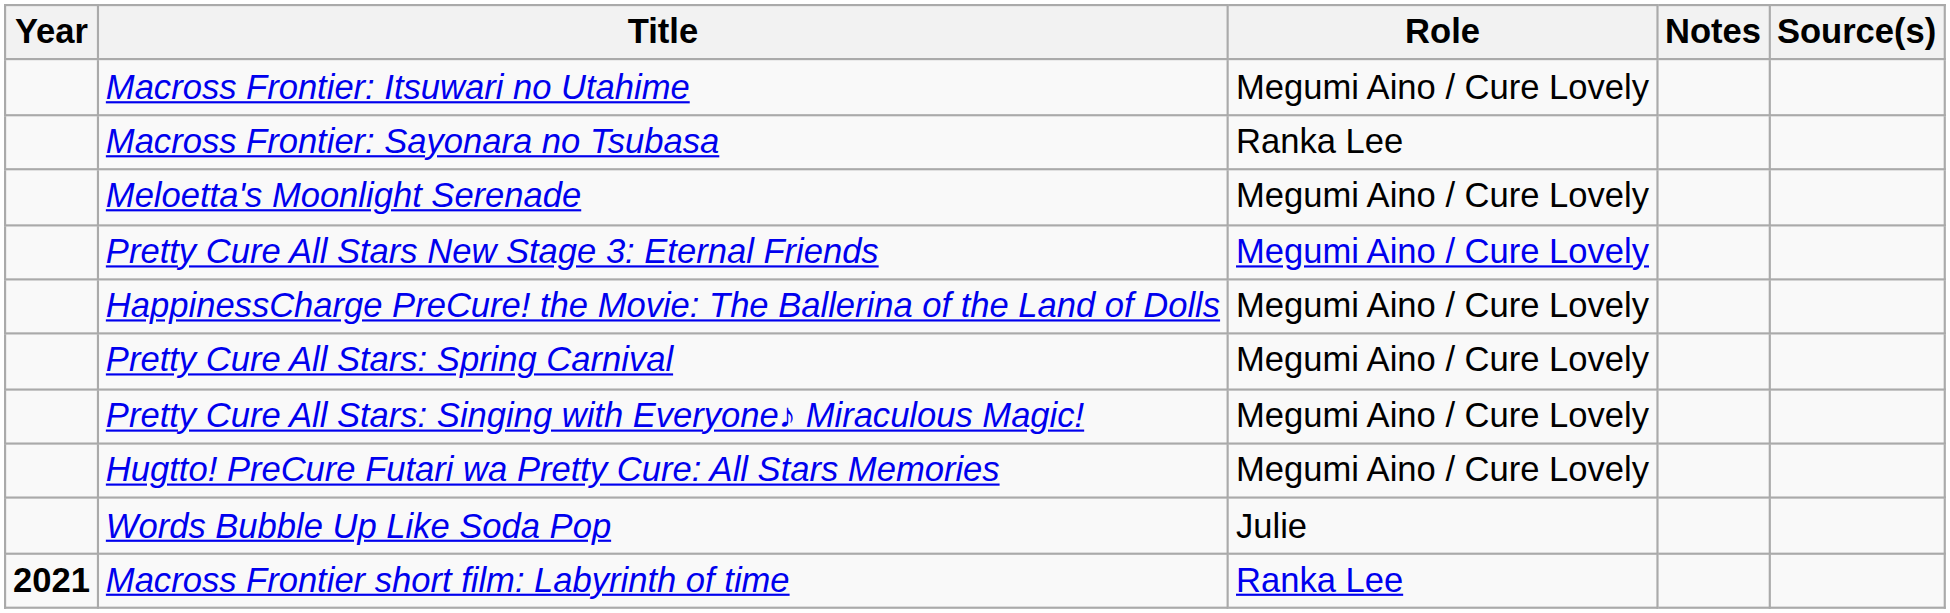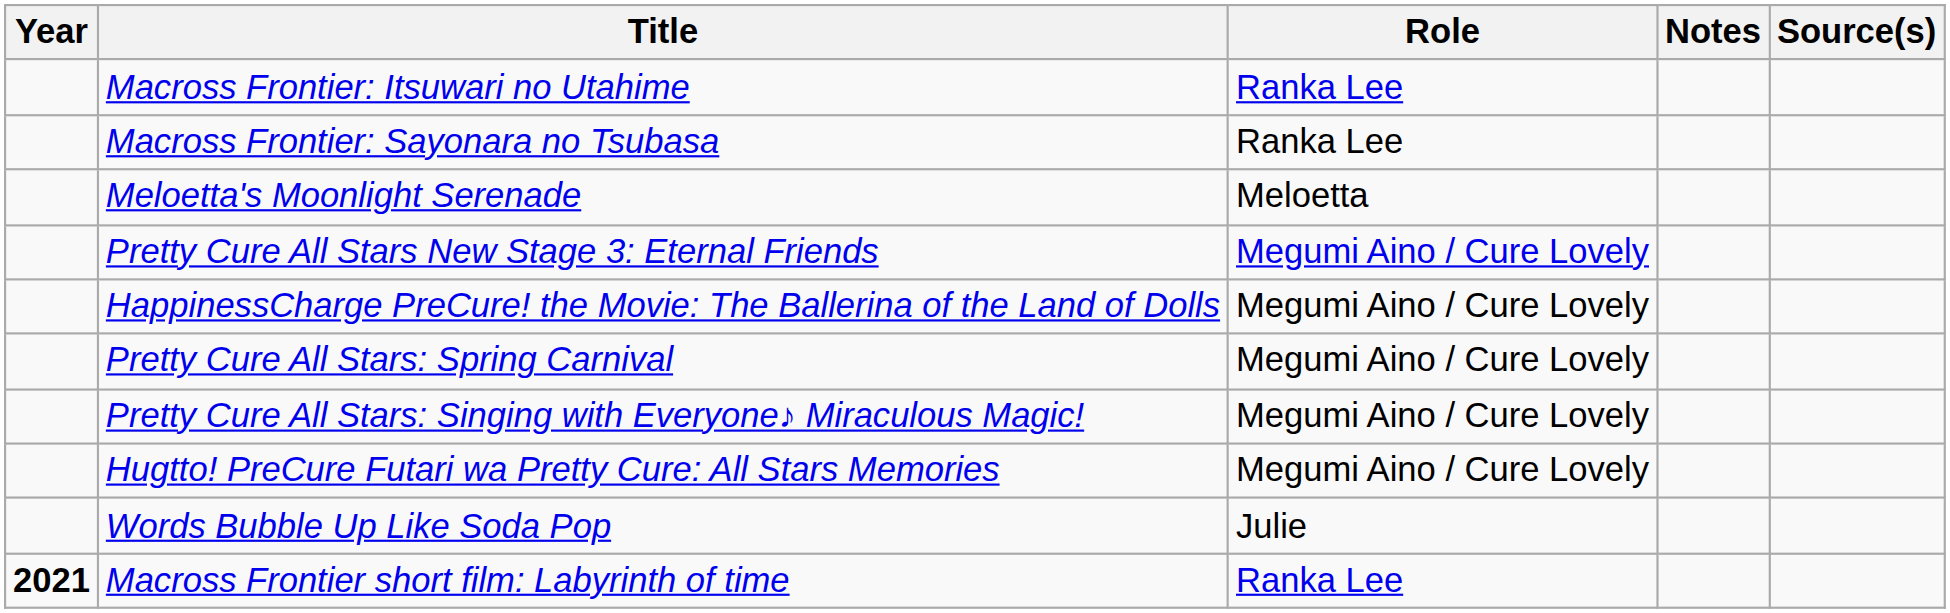(1443, 86) Megumi Aino / Cure Lovely -> (1320, 86) Ranka Lee
(1443, 196) Megumi Aino / Cure Lovely -> (1302, 196) Meloetta
